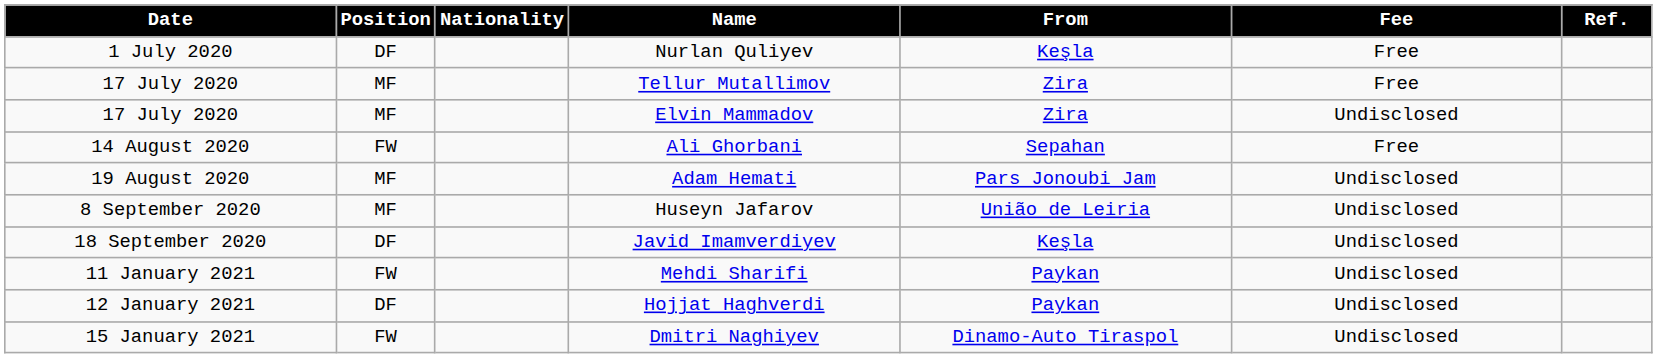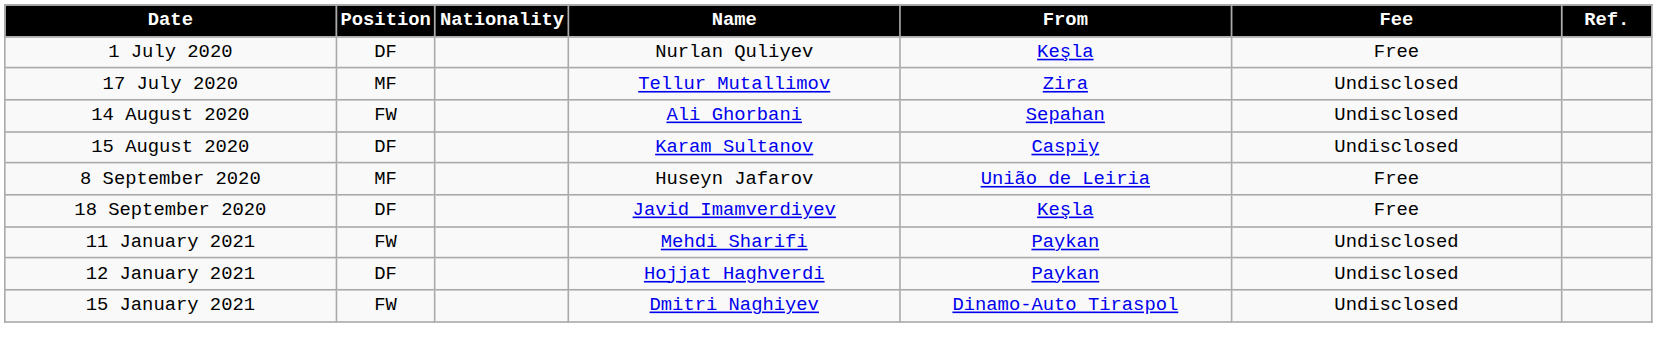(1396, 84) Free -> (1396, 84) Undisclosed
- row: (734, 115)
(1396, 147) Free -> (1396, 115) Undisclosed
+ row: (734, 147)
- row: (734, 179)
(1396, 210) Undisclosed -> (1396, 179) Free
(1396, 242) Undisclosed -> (1396, 210) Free
